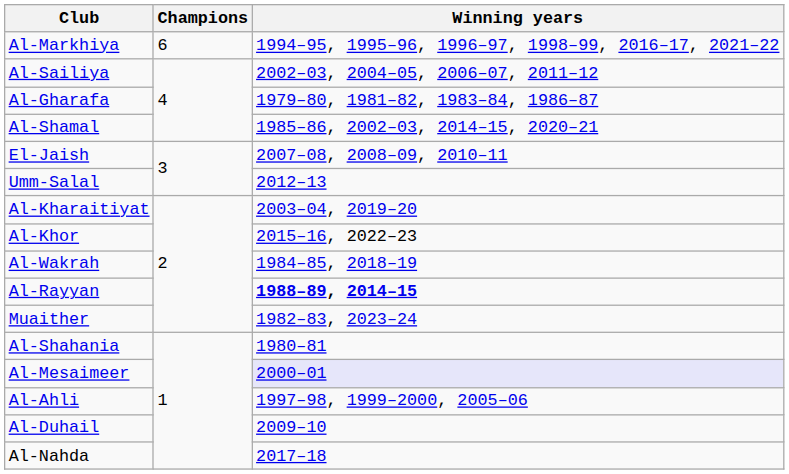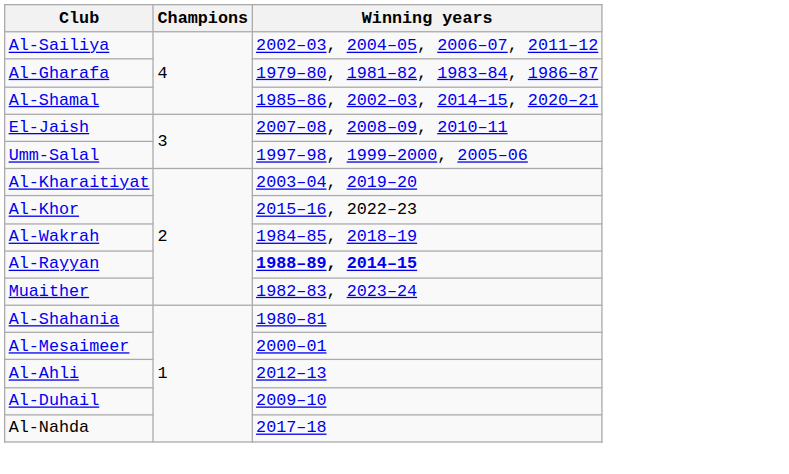- row: (64, 46)
(291, 182) 2012–13 -> (392, 155) 1997–98, 1999–2000, 2005–06
(291, 374) lavender background -> (291, 346) no background
(392, 401) 1997–98, 1999–2000, 2005–06 -> (291, 374) 2012–13
